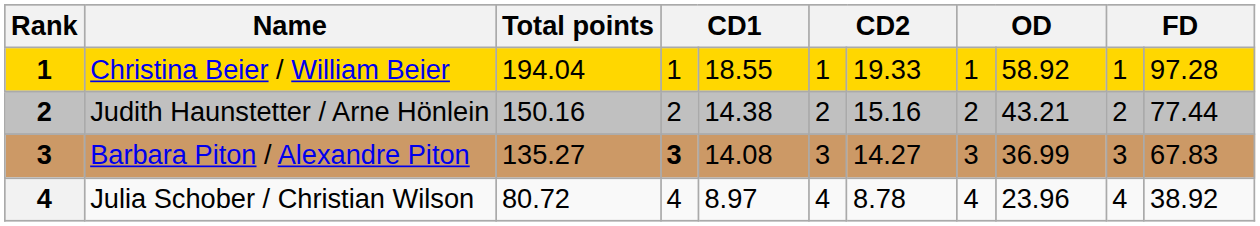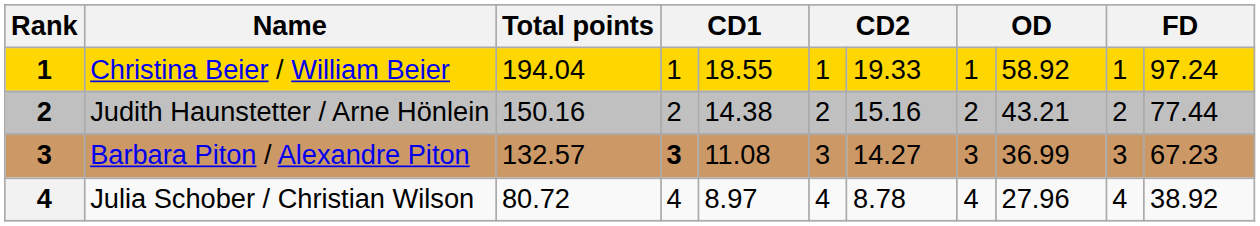(1184, 69) 97.28 -> (1184, 69) 97.24
(543, 155) 135.27 -> (543, 155) 132.57
(739, 155) 14.08 -> (738, 155) 11.08
(1184, 155) 67.83 -> (1184, 155) 67.23
(1036, 198) 23.96 -> (1036, 198) 27.96
